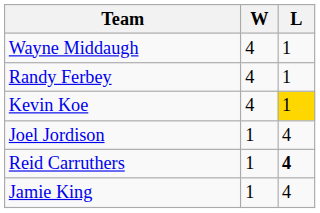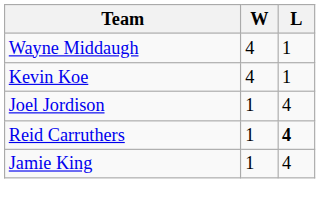- row: (60, 76)
(287, 105) gold background -> (287, 76) no background
